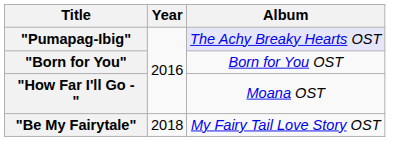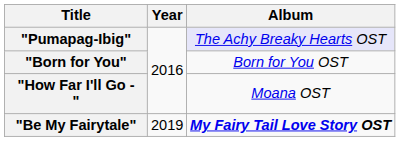(167, 124) 2018 -> (167, 124) 2019
(286, 124) normal -> (291, 124) bold
